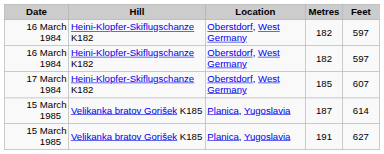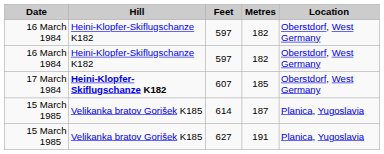columns swapped: (255, 12) <-> (361, 12)
(133, 84) normal -> (119, 84) bold
